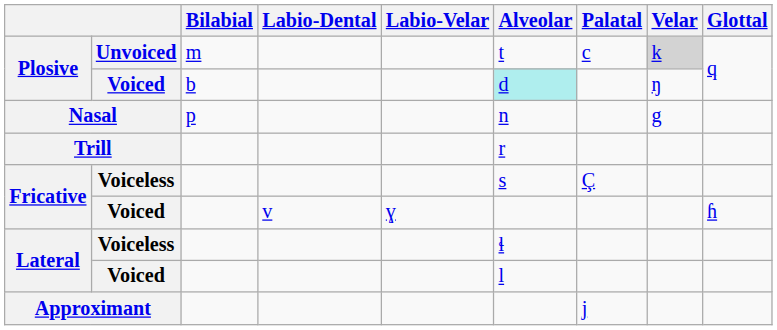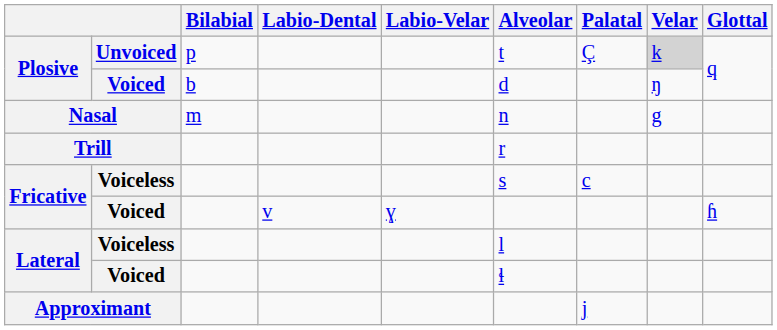(194, 52) m -> (191, 52) p
(586, 52) c -> (588, 52) Ç
(504, 84) paleturquoise background -> (504, 84) no background
(191, 116) p -> (194, 116) m
(588, 180) Ç -> (586, 180) c
(501, 244) ɬ -> (501, 244) l
(501, 276) l -> (501, 276) ɬ
